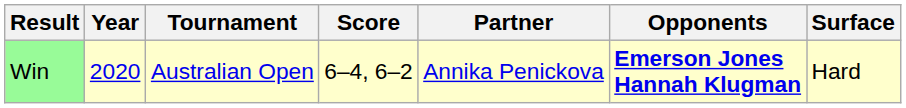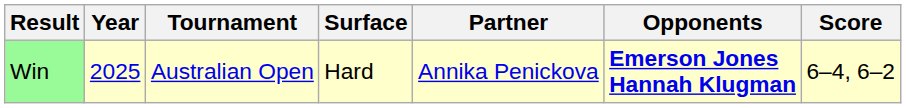columns swapped: (853, 22) <-> (368, 22)
(115, 71) 2020 -> (115, 71) 2025
